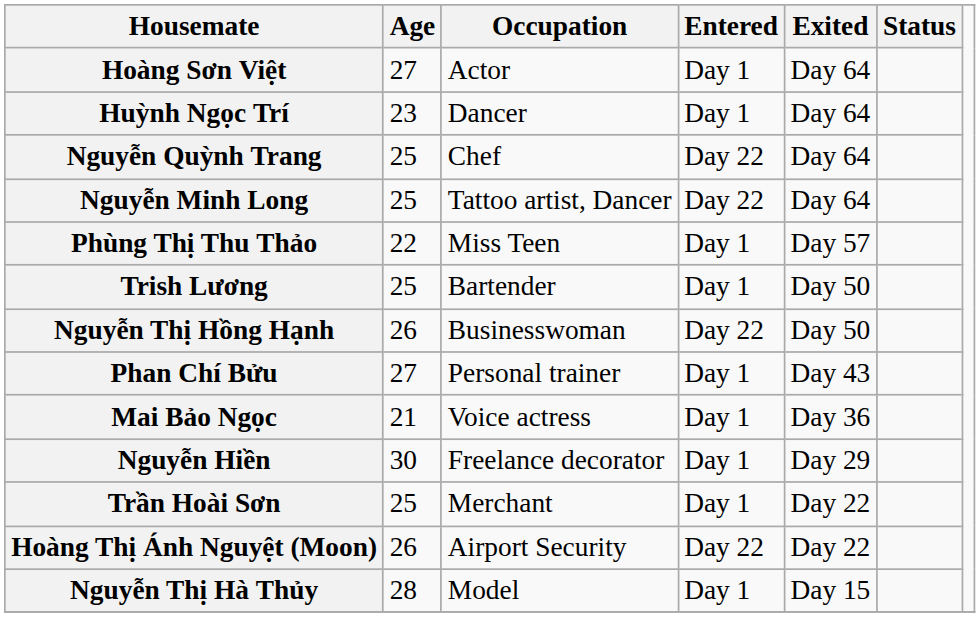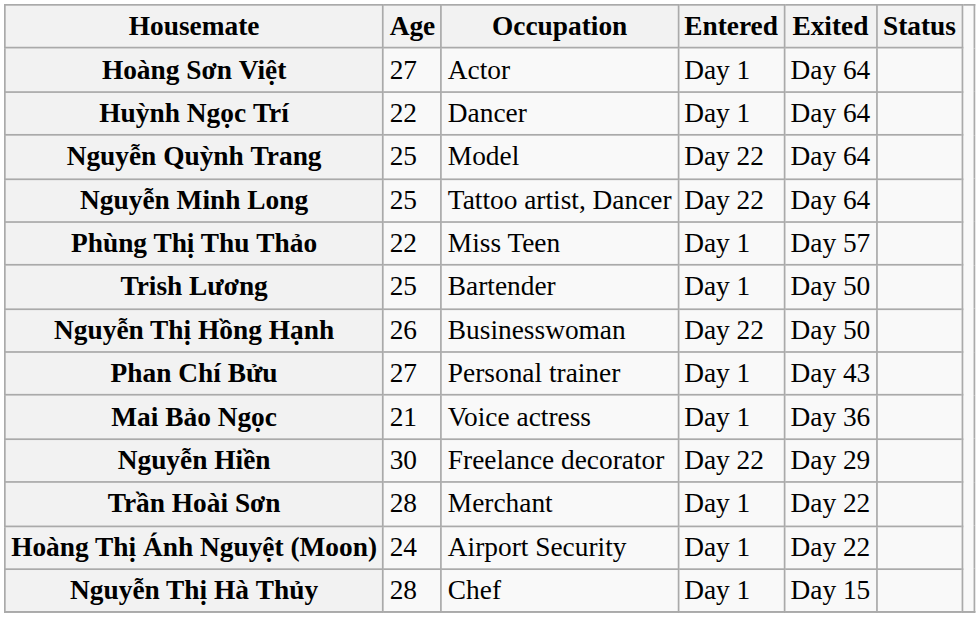(403, 112) 23 -> (403, 112) 22
(474, 156) Chef -> (484, 156) Model
(717, 460) Day 1 -> (724, 460) Day 22
(403, 503) 25 -> (403, 503) 28
(403, 546) 26 -> (403, 546) 24
(724, 546) Day 22 -> (717, 546) Day 1
(484, 590) Model -> (474, 590) Chef
